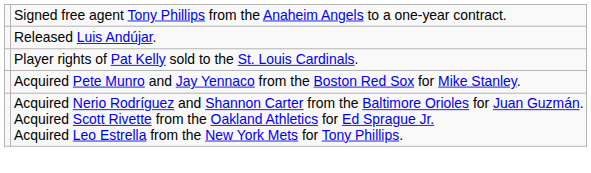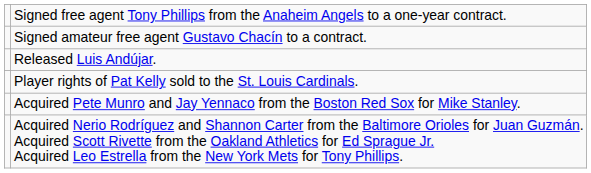+ row: (190, 37)
